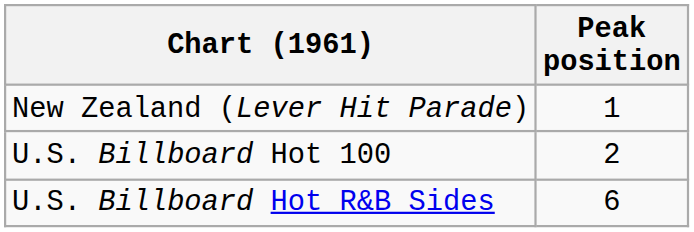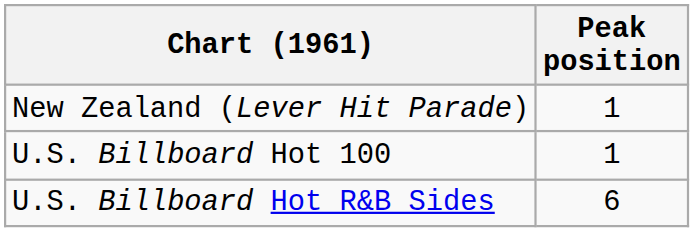(612, 155) 2 -> (612, 155) 1
